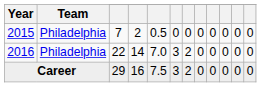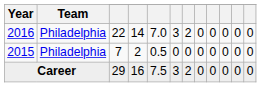rows swapped: (21, 33) <-> (21, 52)
